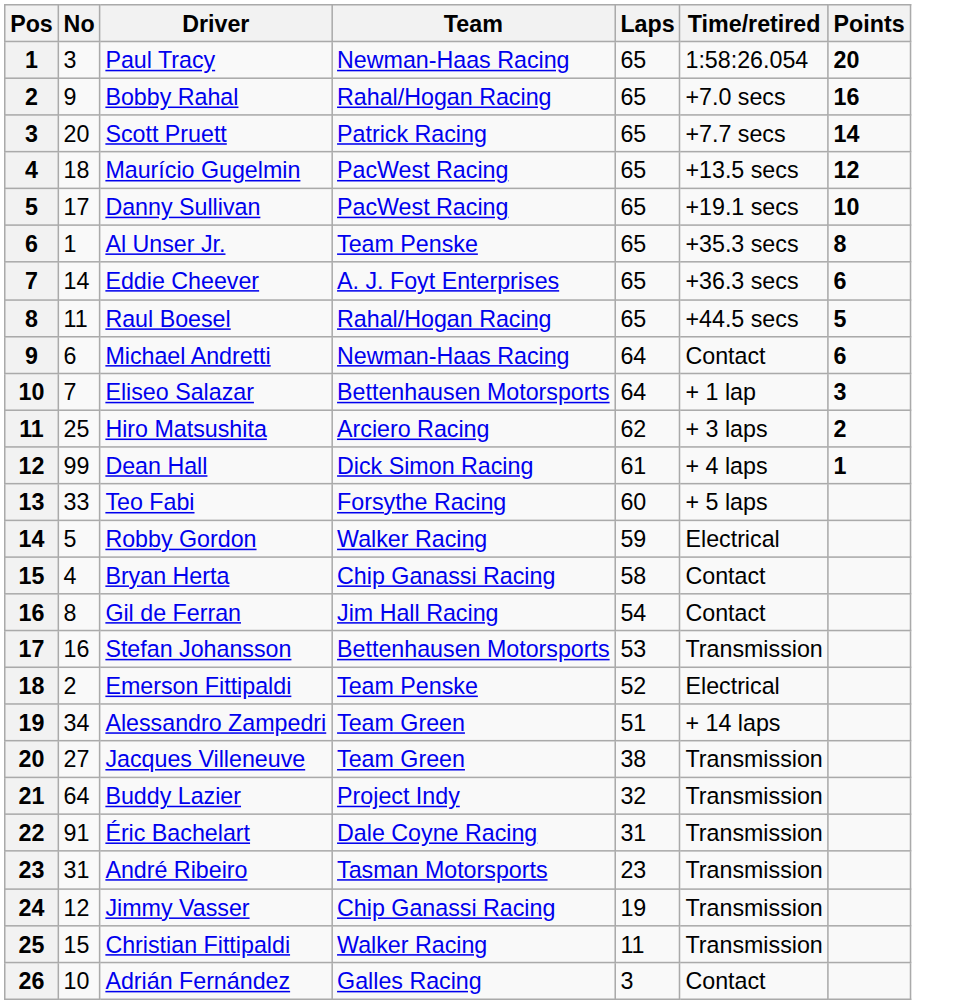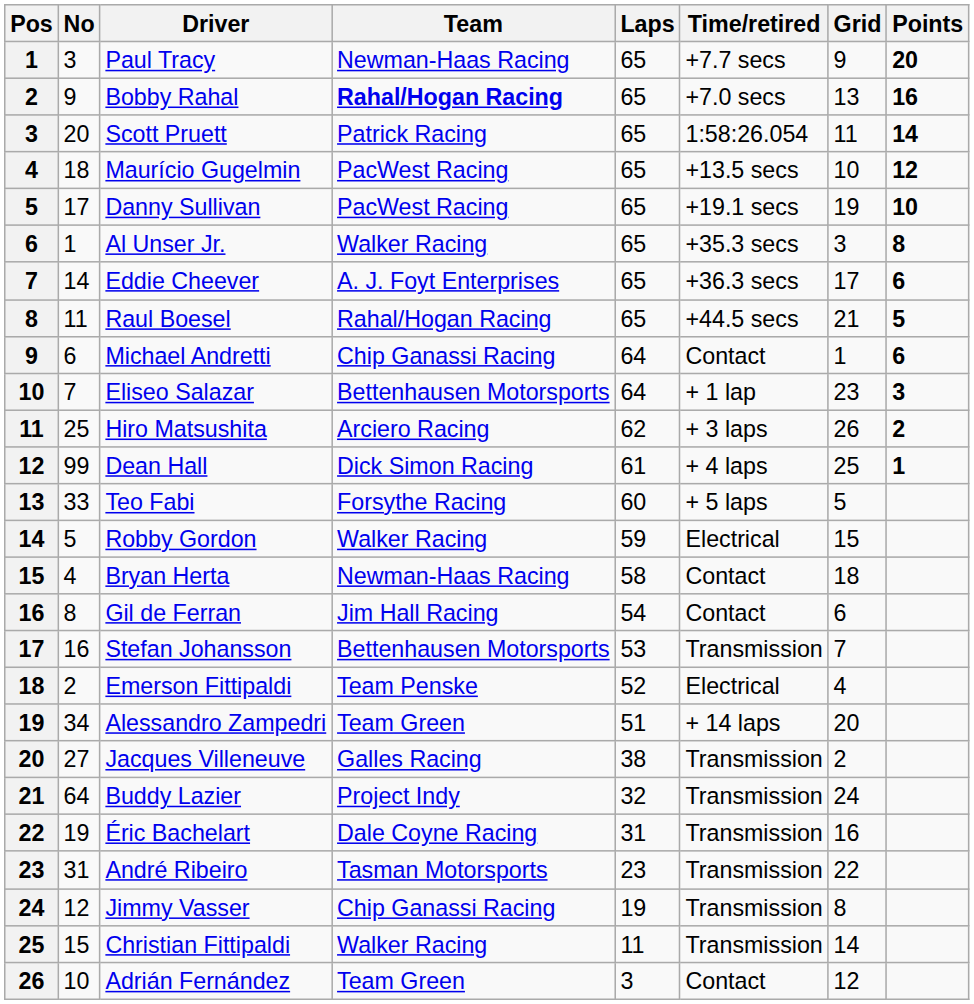+ column: (857, 23)
(747, 60) 1:58:26.054 -> (736, 60) +7.7 secs
(444, 97) normal -> (450, 97) bold
(736, 134) +7.7 secs -> (747, 134) 1:58:26.054
(407, 244) Team Penske -> (412, 244) Walker Racing
(453, 355) Newman-Haas Racing -> (446, 355) Chip Ganassi Racing
(446, 576) Chip Ganassi Racing -> (453, 576) Newman-Haas Racing
(401, 760) Team Green -> (409, 760) Galles Racing
(77, 833) 91 -> (77, 833) 19
(409, 981) Galles Racing -> (401, 981) Team Green
